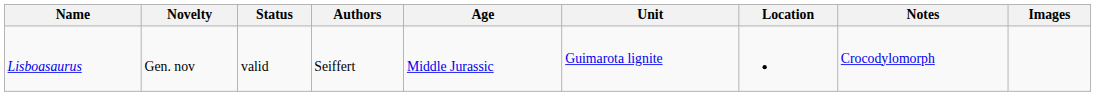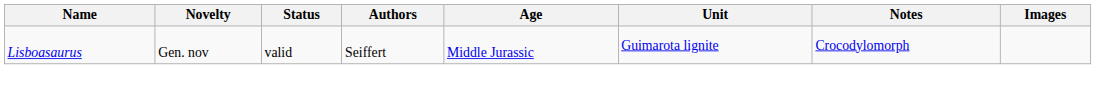- column: (788, 15)
